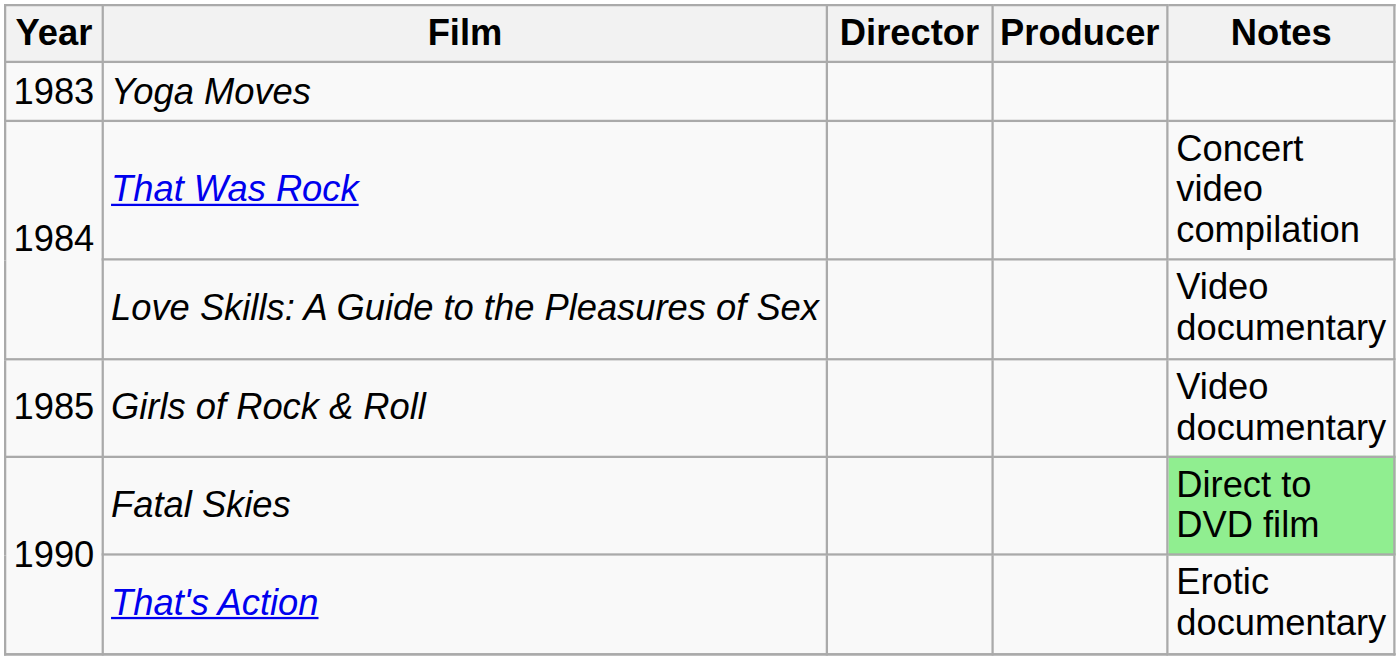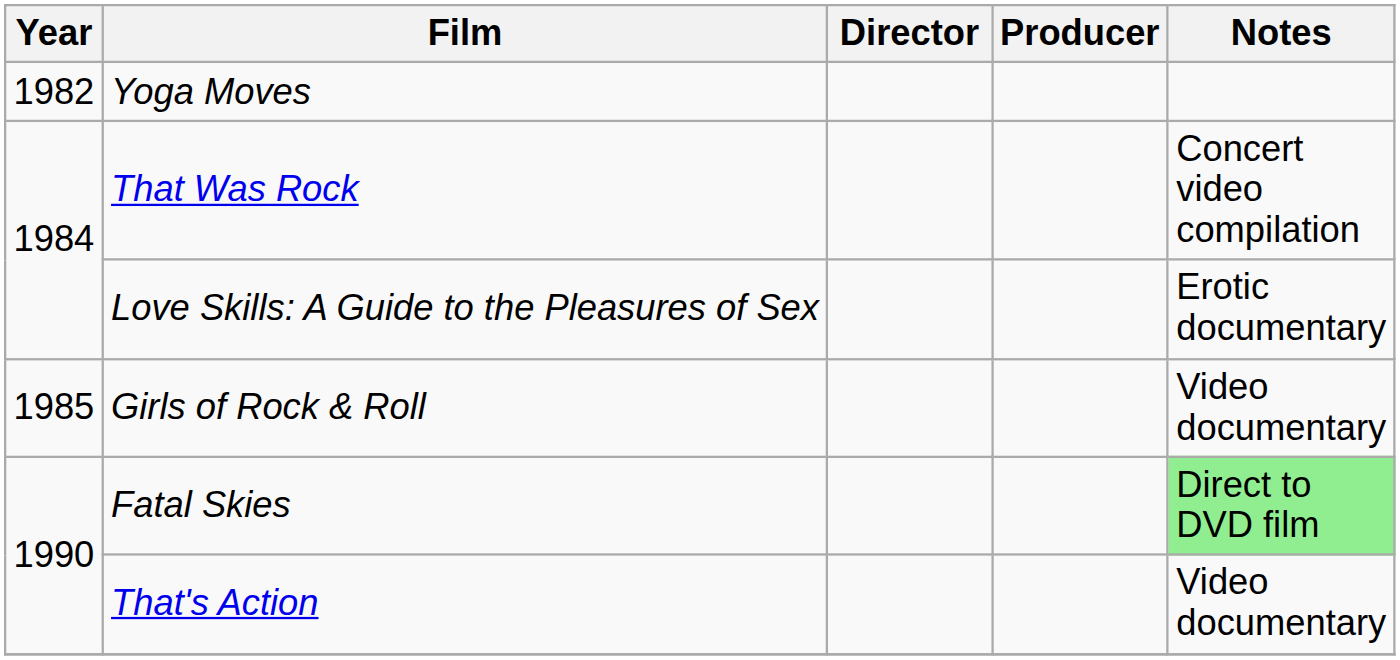(54, 90) 1983 -> (54, 90) 1982
(1281, 308) Video documentary -> (1281, 308) Erotic documentary
(1281, 603) Erotic documentary -> (1281, 603) Video documentary
